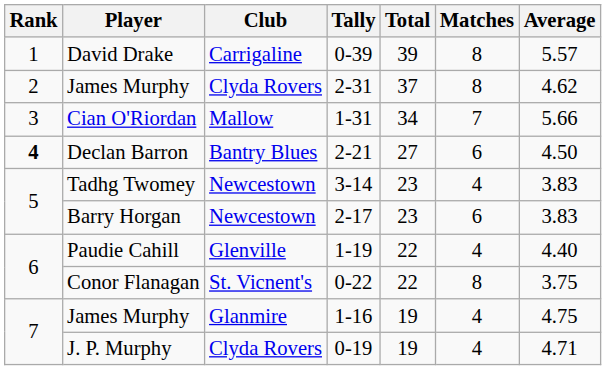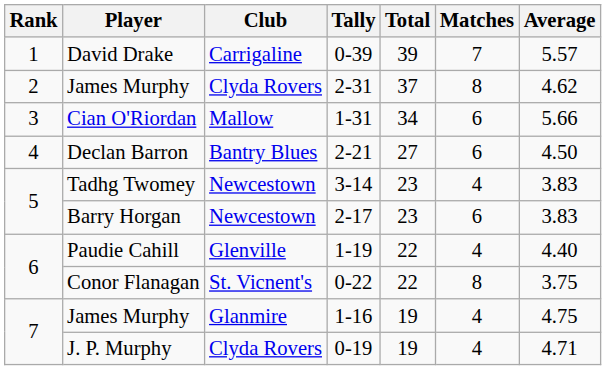(477, 53) 8 -> (477, 53) 7
(477, 119) 7 -> (477, 119) 6
(33, 151) bold -> (33, 151) normal
